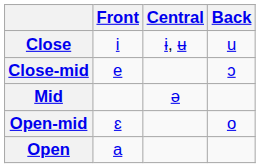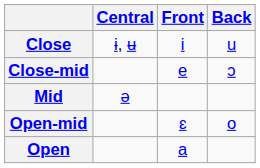columns swapped: (118, 17) <-> (175, 17)
